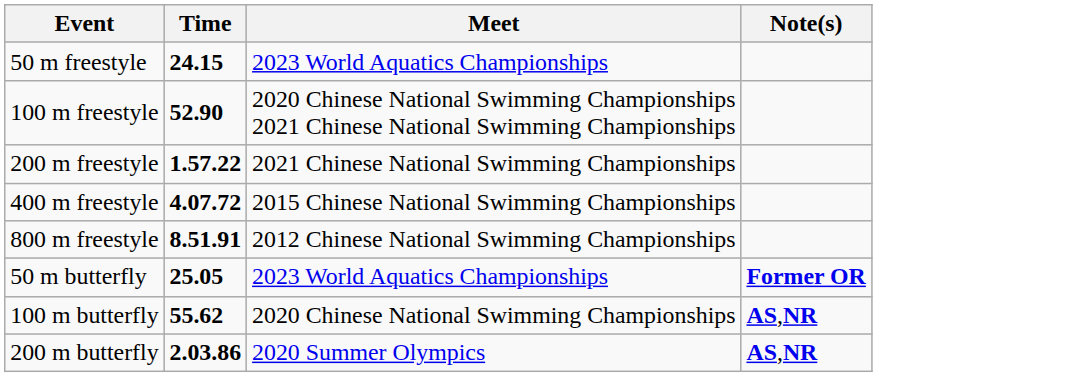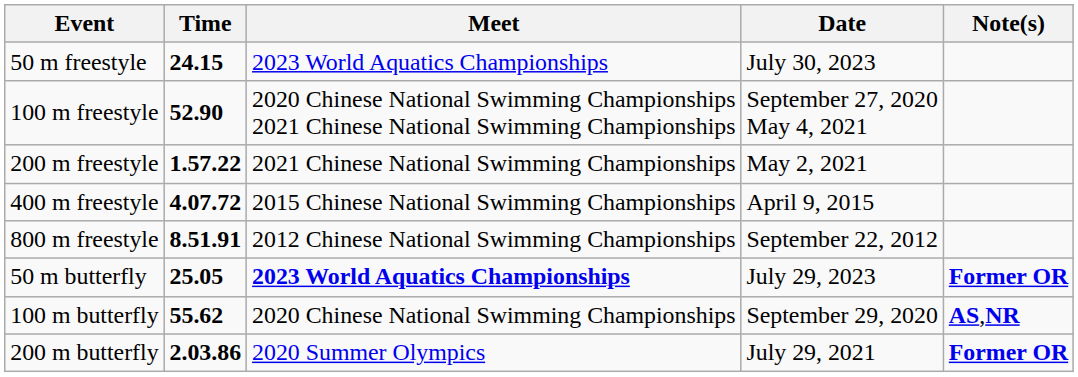+ column: (842, 23)
(430, 277) normal -> (441, 277) bold
(782, 352) AS,NR -> (1008, 352) Former OR
